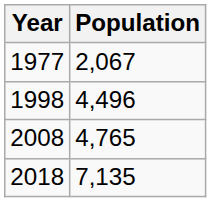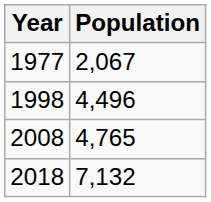(105, 176) 7,135 -> (105, 176) 7,132
